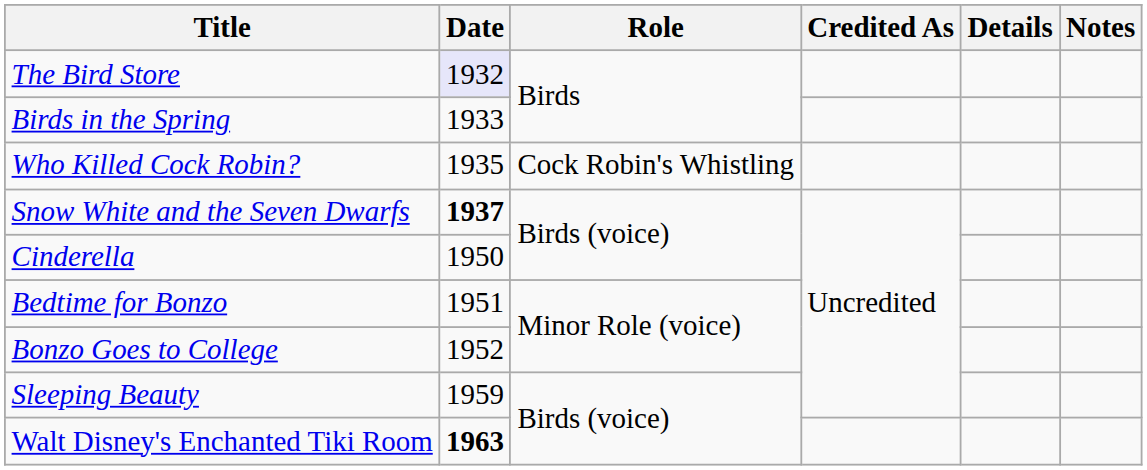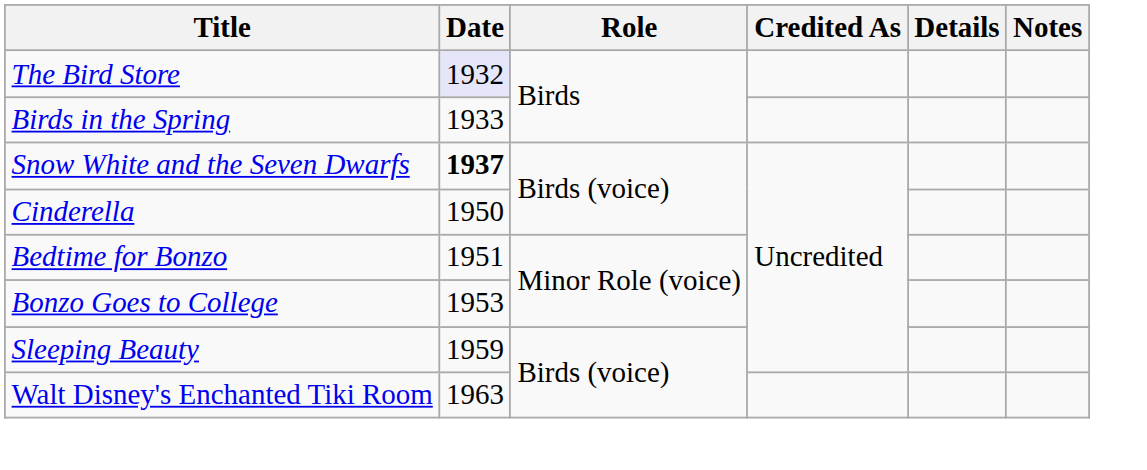- row: (156, 165)
(475, 348) 1952 -> (475, 303) 1953
(475, 440) bold -> (475, 394) normal
